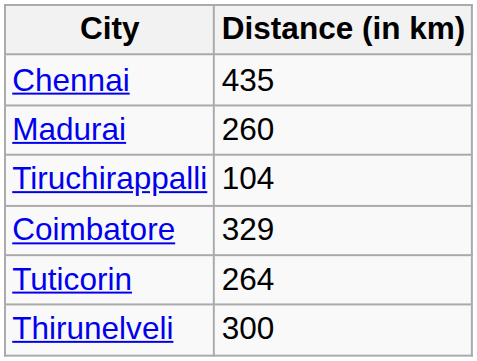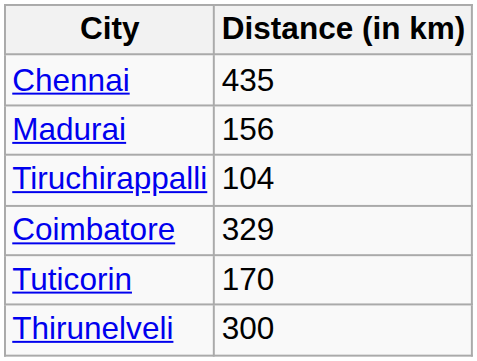(248, 129) 260 -> (248, 129) 156
(248, 279) 264 -> (248, 279) 170
